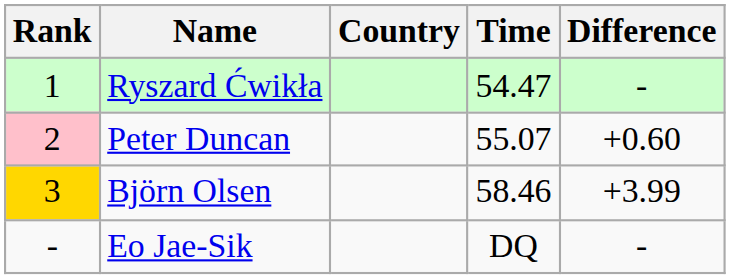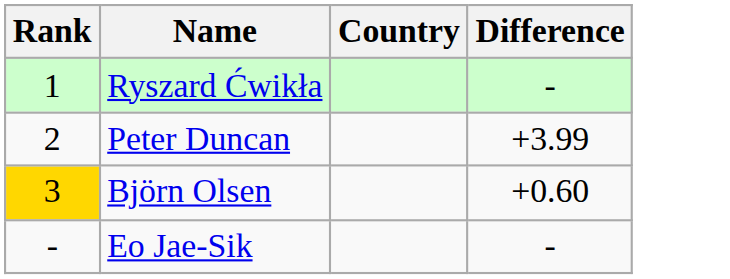- column: (513, 31)
(52, 138) pink background -> (52, 138) no background
(642, 138) +0.60 -> (550, 138) +3.99
(642, 191) +3.99 -> (550, 191) +0.60
